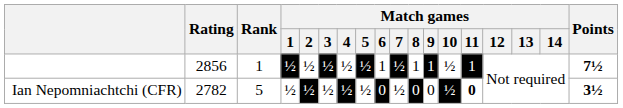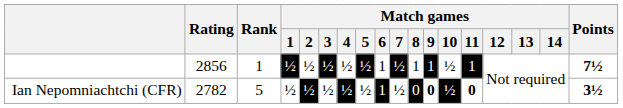(382, 90) 0 -> (382, 90) 1
(431, 90) normal -> (431, 90) bold
